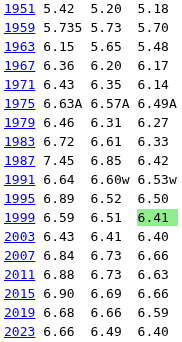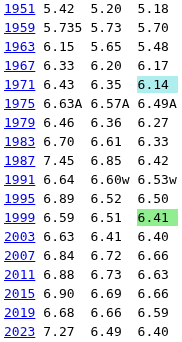(59, 66) 6.36 -> (59, 66) 6.33
(153, 84) no background -> (153, 84) paleturquoise background
(106, 122) 6.31 -> (106, 122) 6.36
(59, 142) 6.72 -> (59, 142) 6.70
(59, 236) 6.43 -> (59, 236) 6.63
(106, 256) 6.73 -> (106, 256) 6.72
(59, 332) 6.66 -> (59, 332) 7.27
